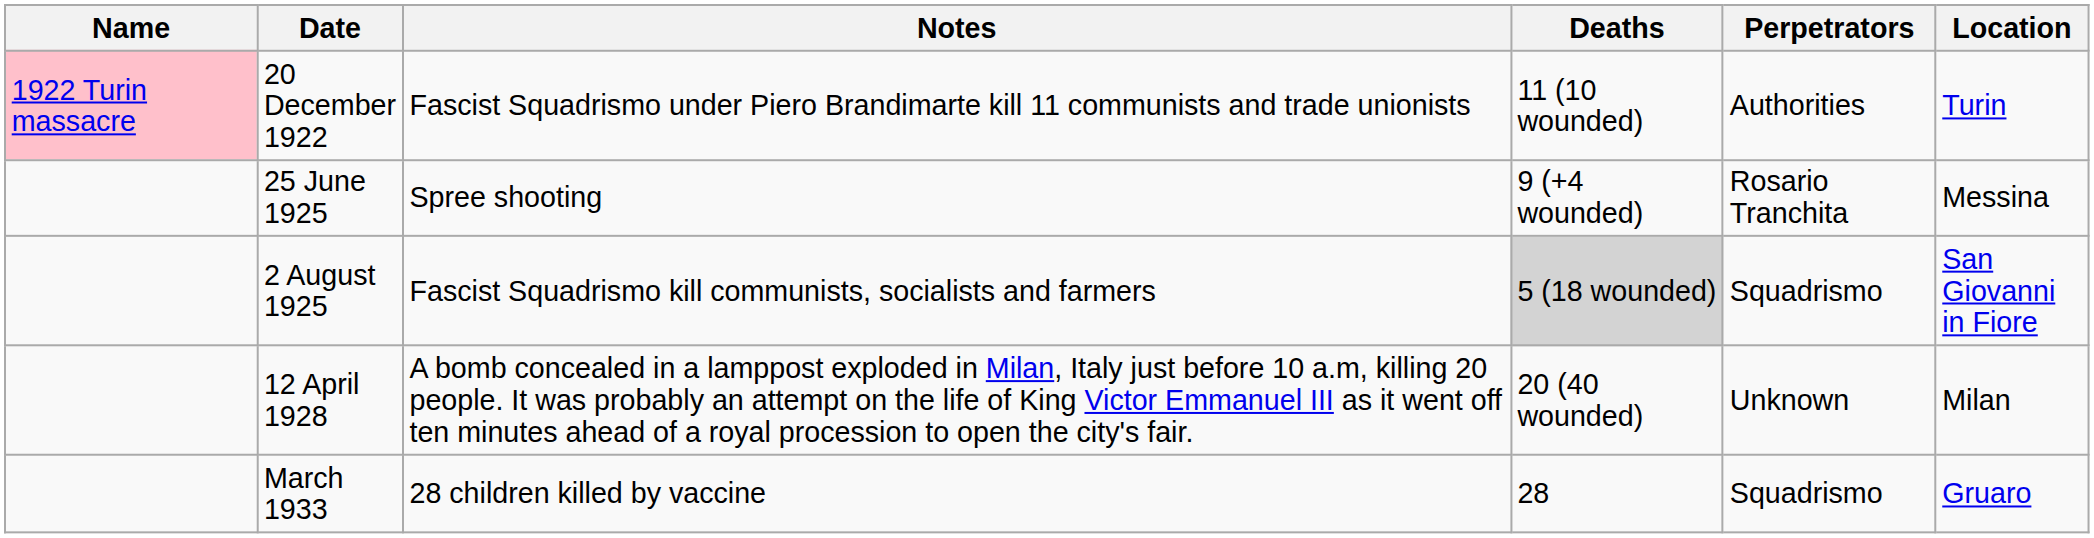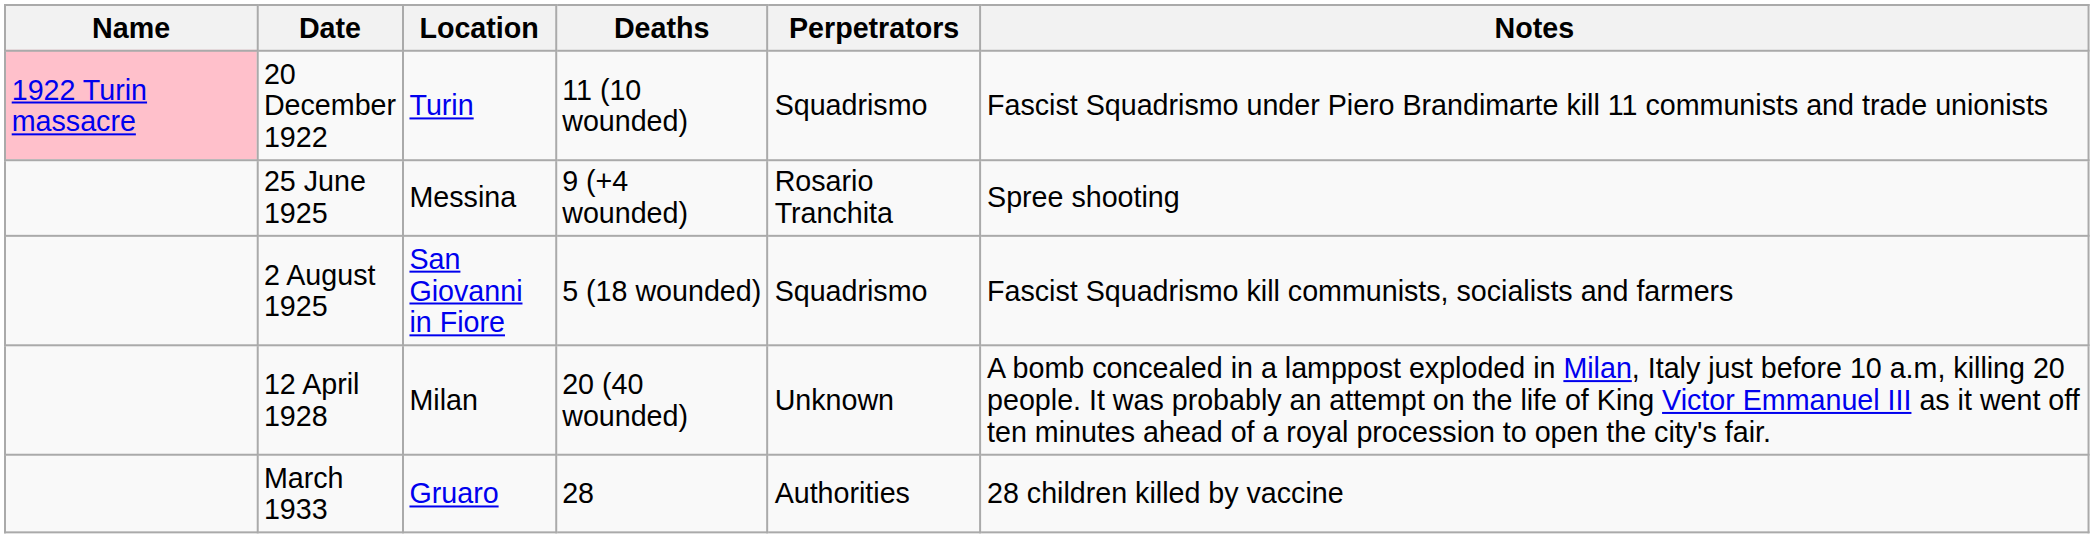columns swapped: (2012, 28) <-> (957, 28)
(1797, 105) Authorities -> (851, 105) Squadrismo
(1617, 291) lightgrey background -> (662, 291) no background
(1806, 493) Squadrismo -> (842, 493) Authorities
